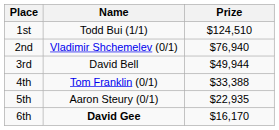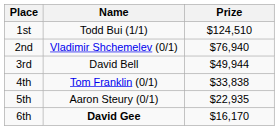(229, 82) $33,388 -> (229, 82) $33,838
